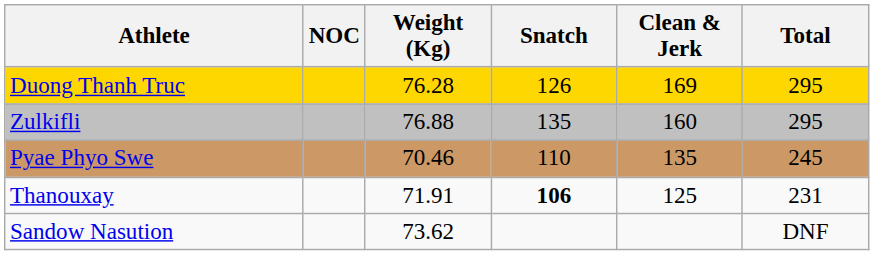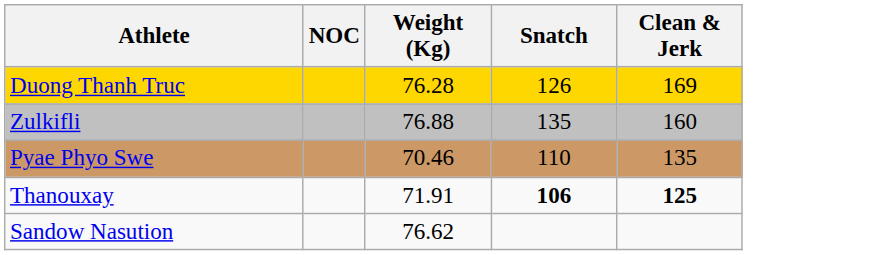- column: (806, 35)
(680, 194) normal -> (680, 194) bold
(428, 231) 73.62 -> (428, 231) 76.62
